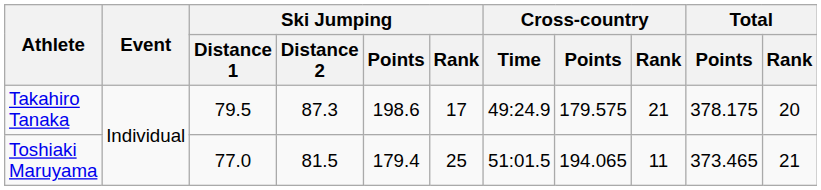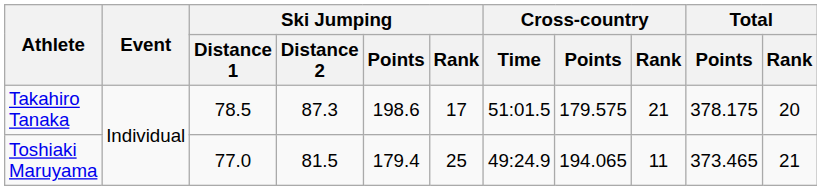(233, 110) 79.5 -> (233, 110) 78.5
(519, 110) 49:24.9 -> (519, 110) 51:01.5
(519, 161) 51:01.5 -> (519, 161) 49:24.9
